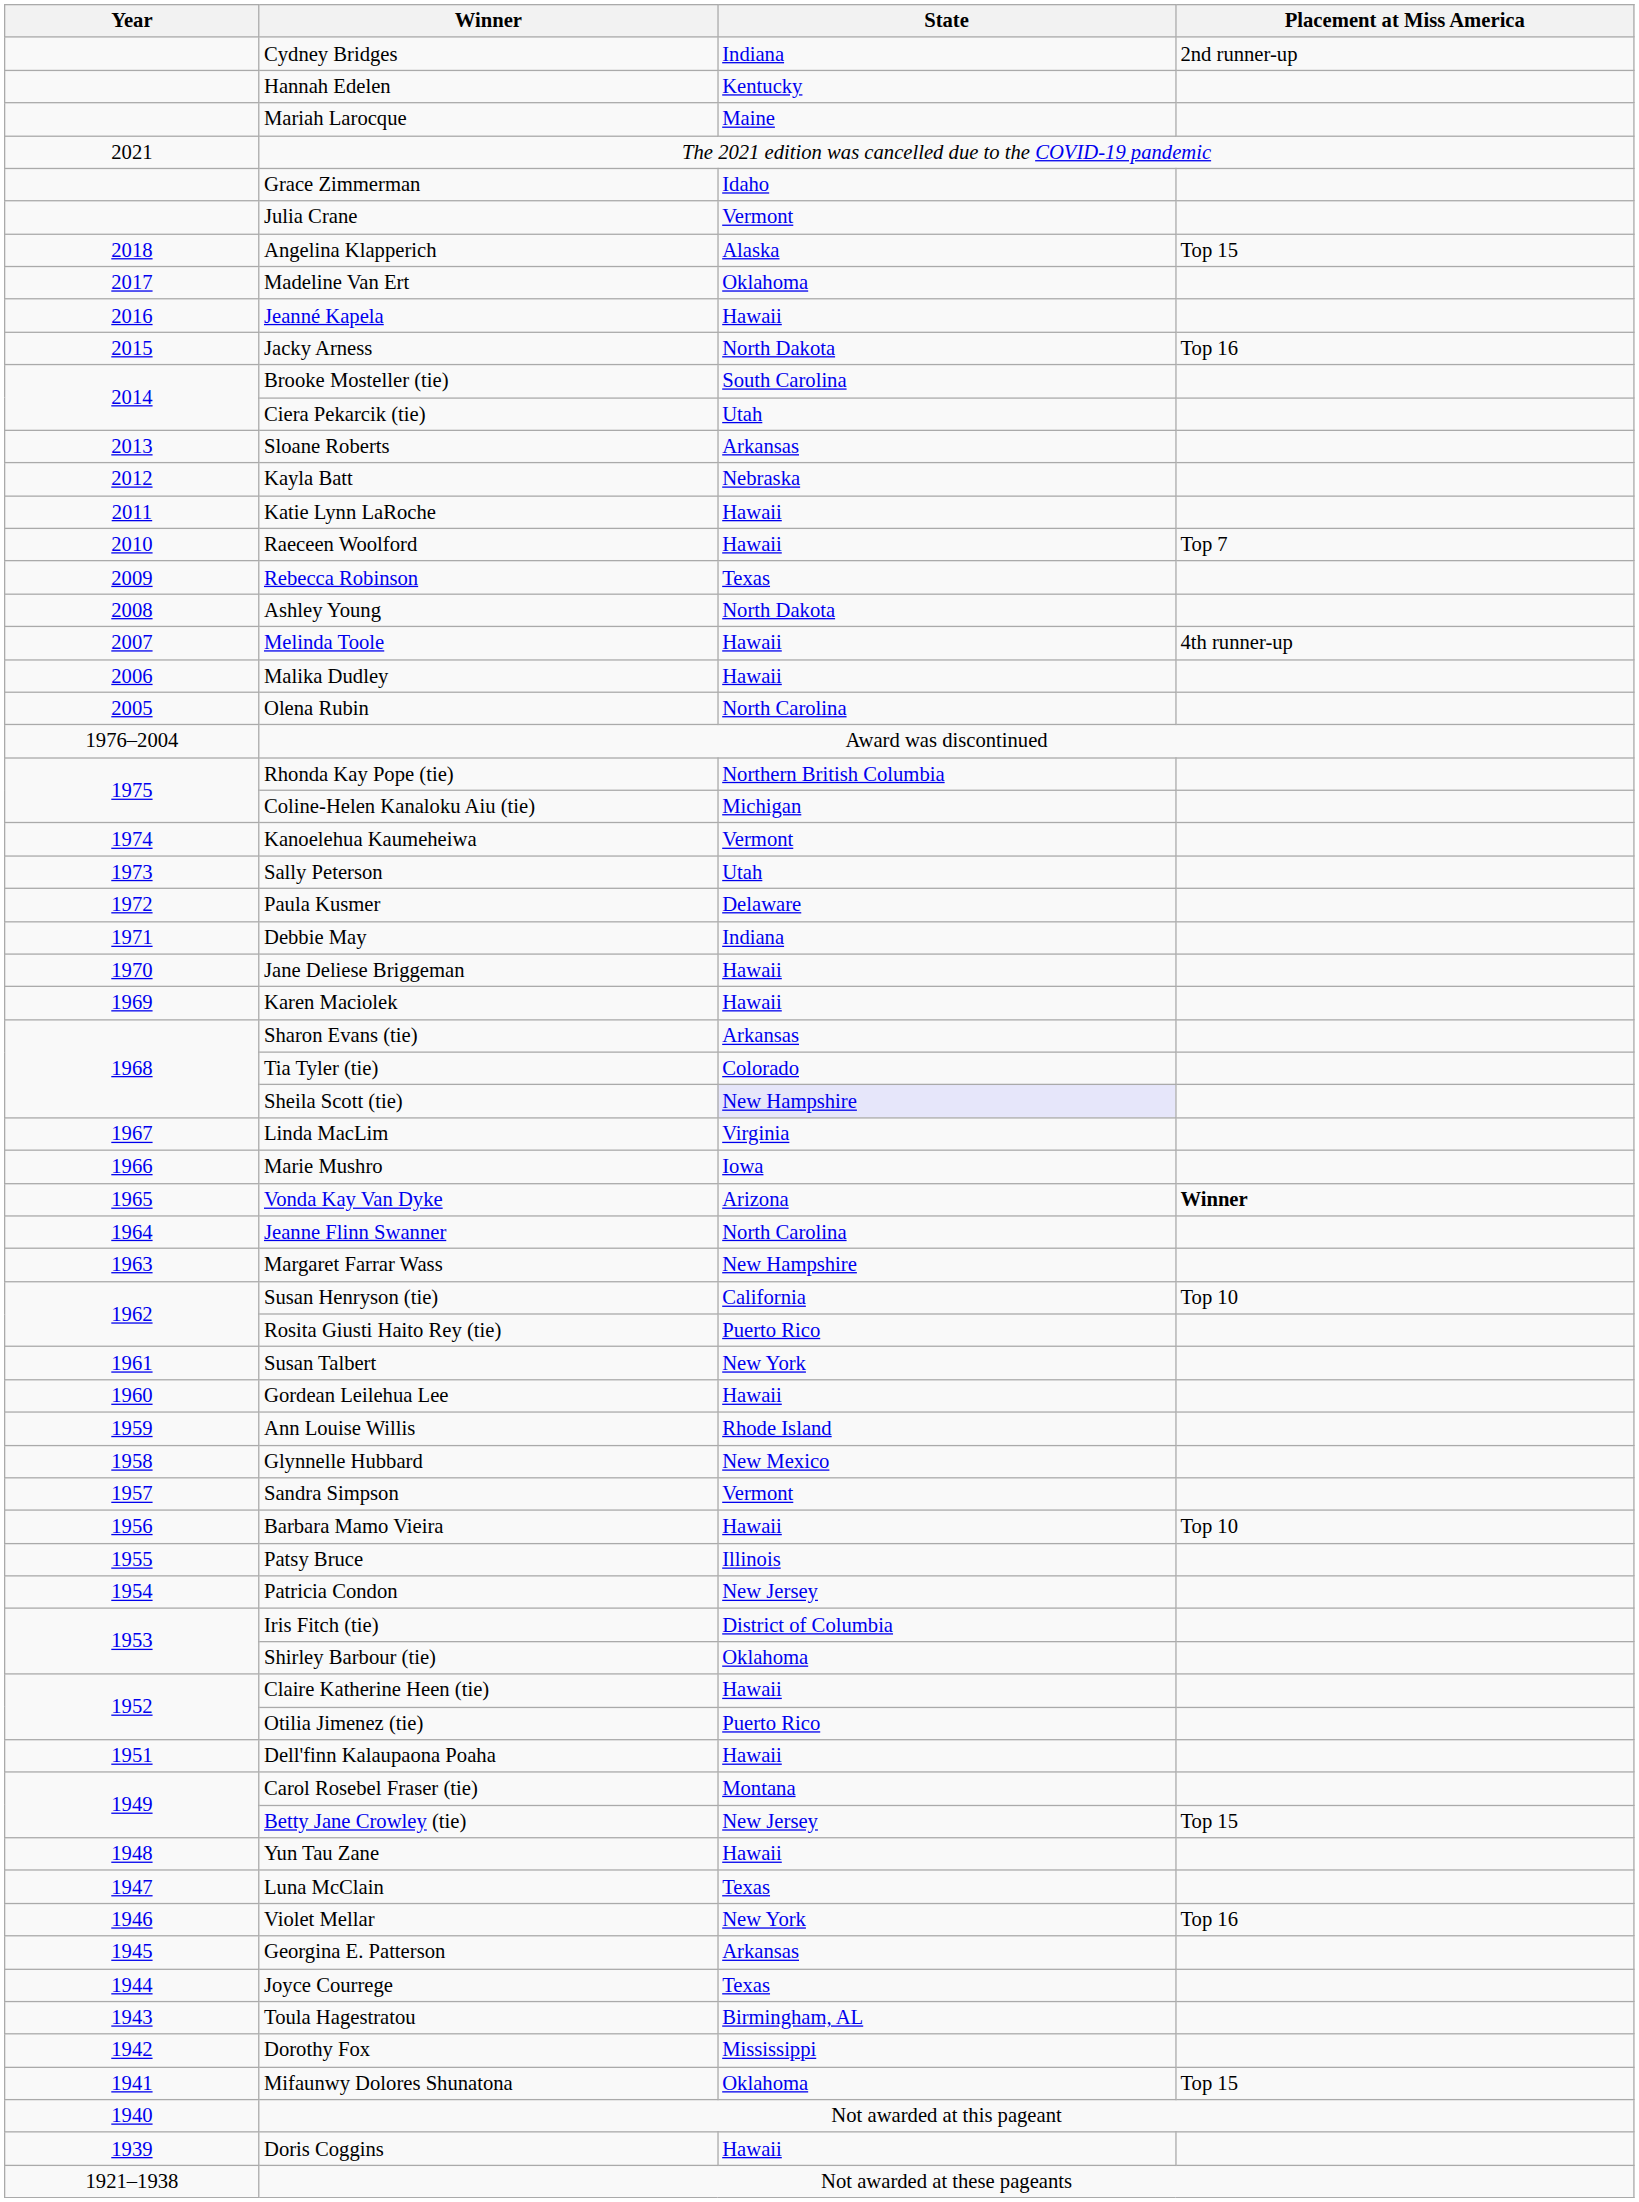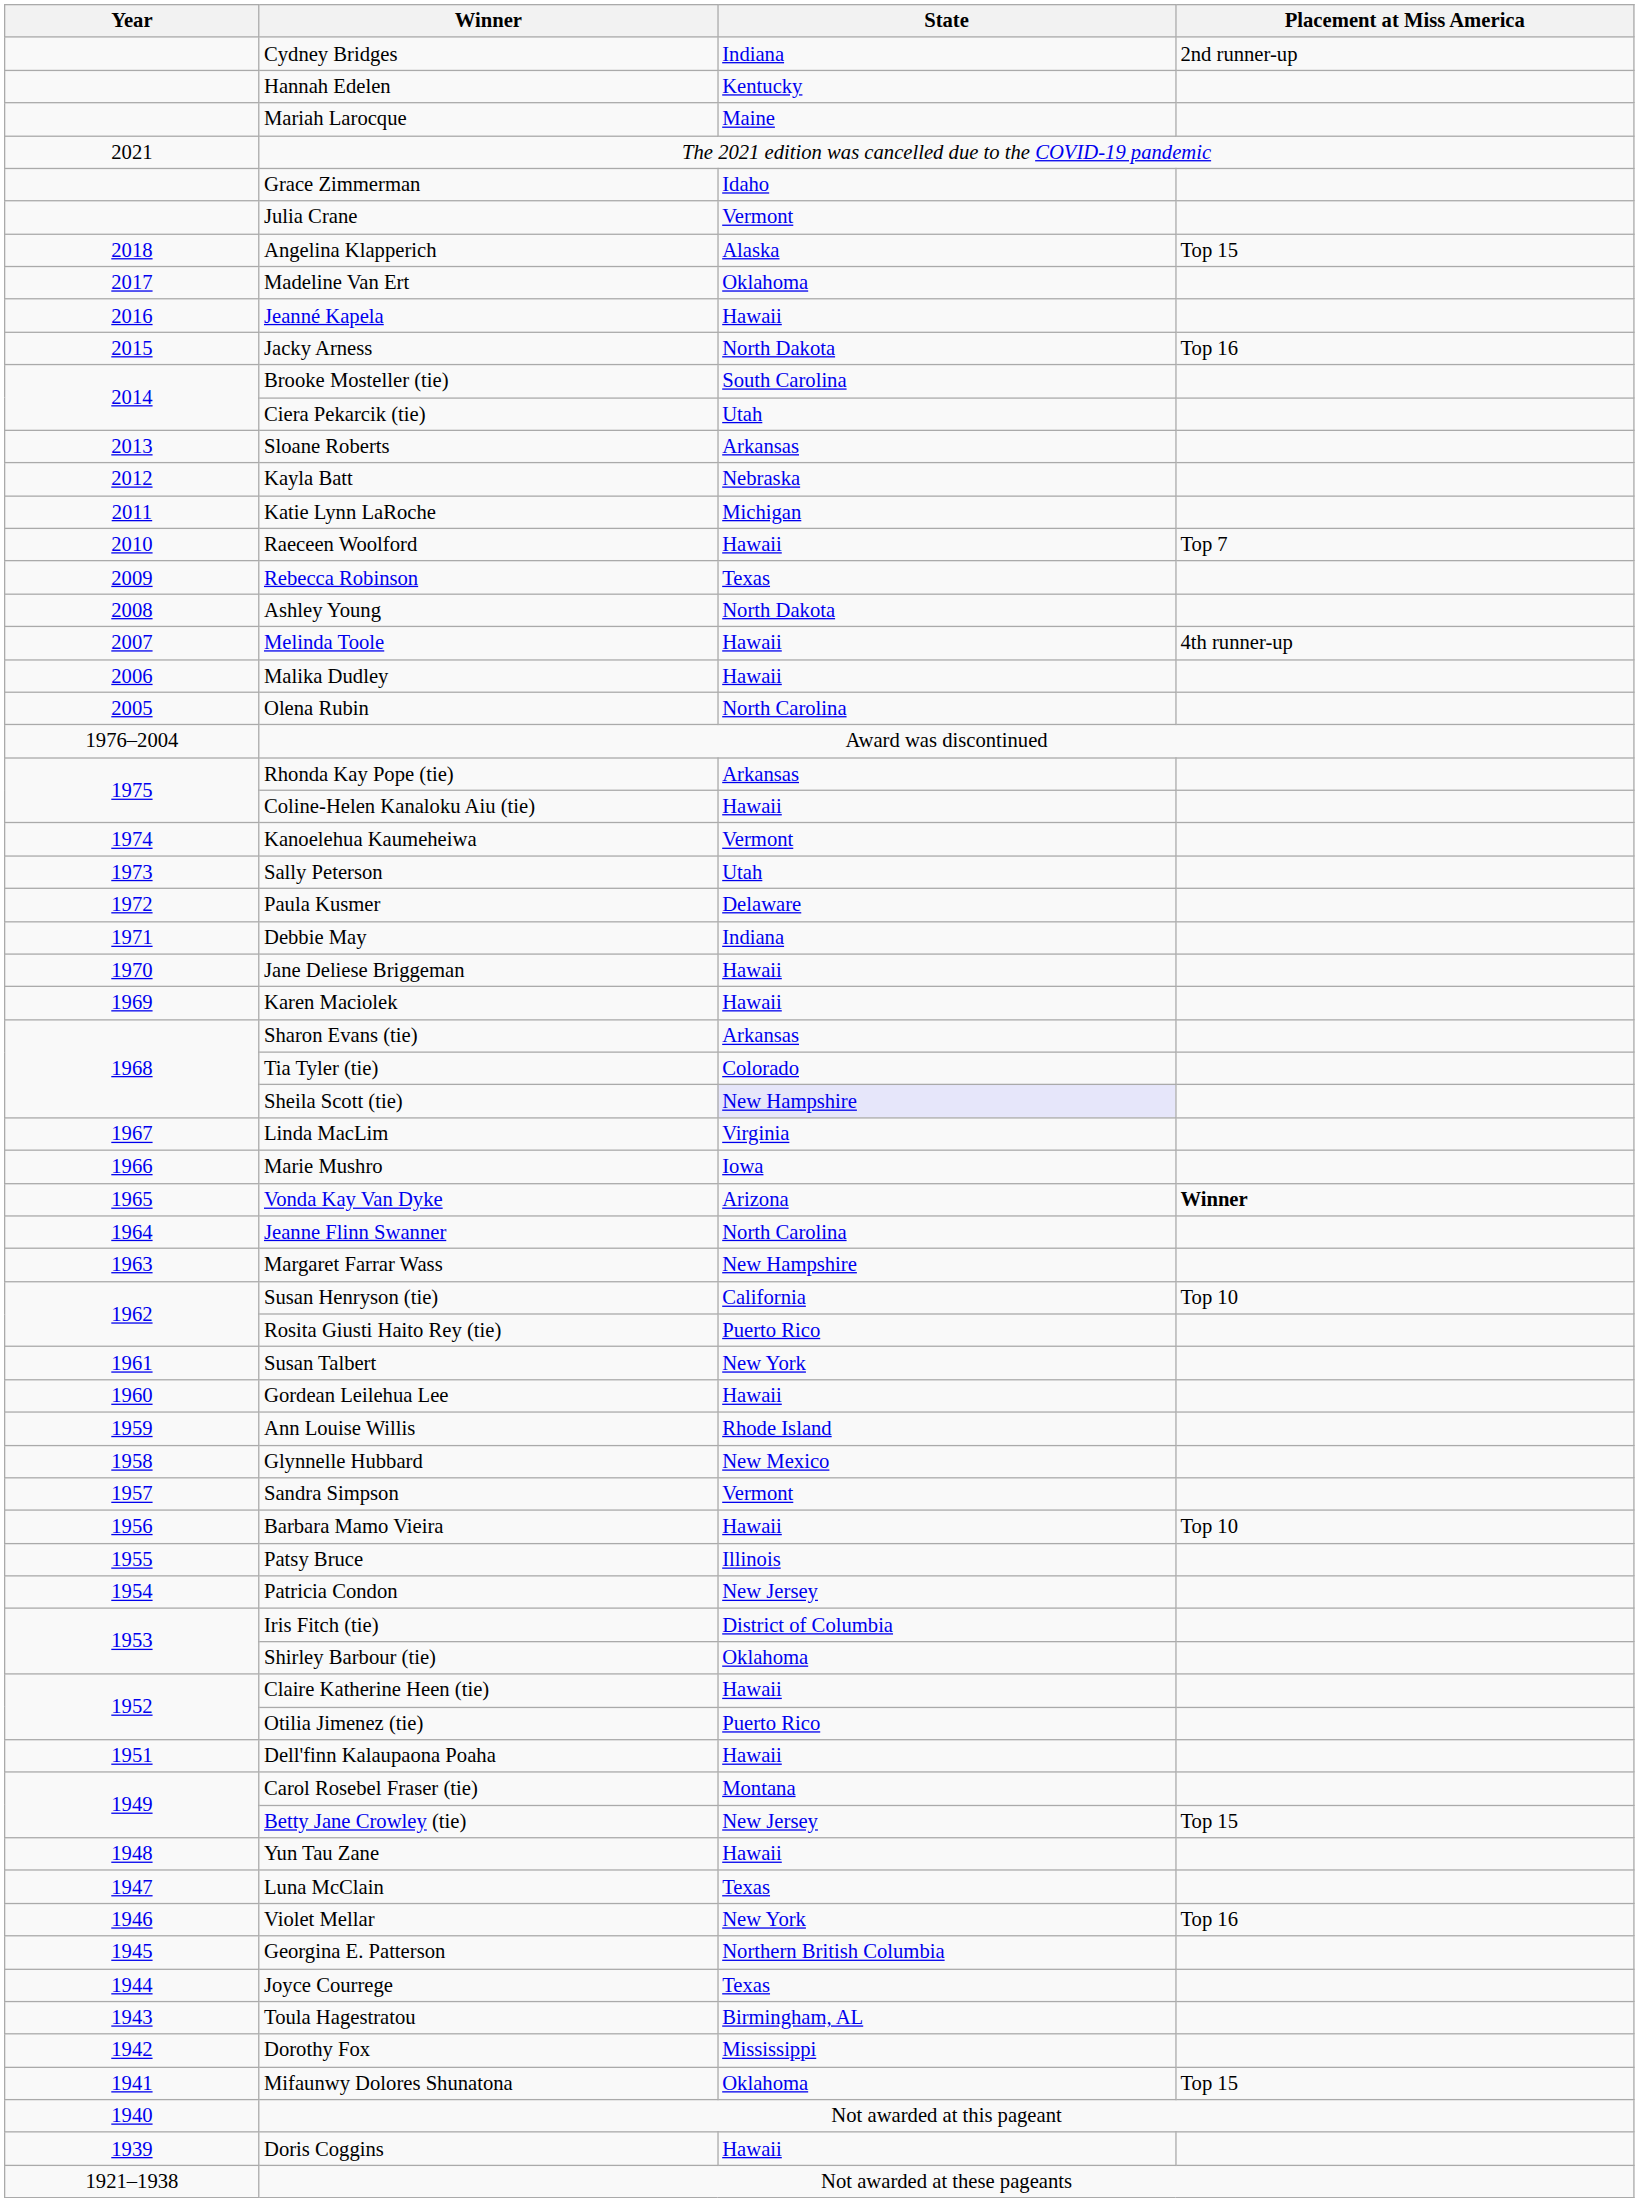(752, 511) Hawaii -> (762, 511) Michigan
(833, 773) Northern British Columbia -> (761, 773) Arkansas
(762, 806) Michigan -> (752, 806) Hawaii
(761, 1952) Arkansas -> (833, 1952) Northern British Columbia
